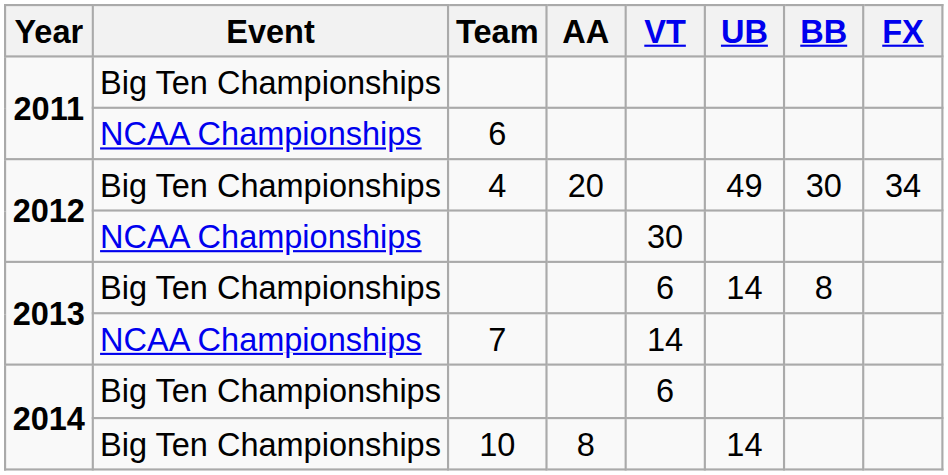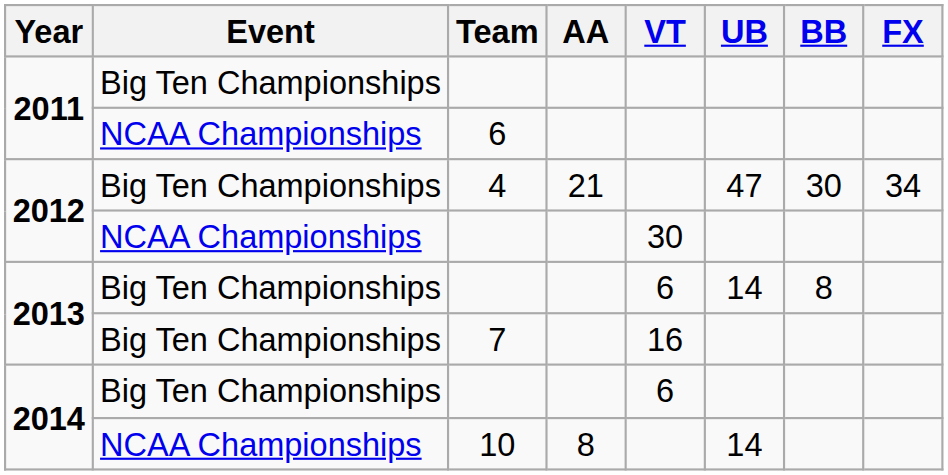(586, 185) 20 -> (586, 185) 21
(744, 185) 49 -> (744, 185) 47
(261, 340) NCAA Championships -> (271, 340) Big Ten Championships
(665, 340) 14 -> (665, 340) 16
(271, 443) Big Ten Championships -> (261, 443) NCAA Championships
